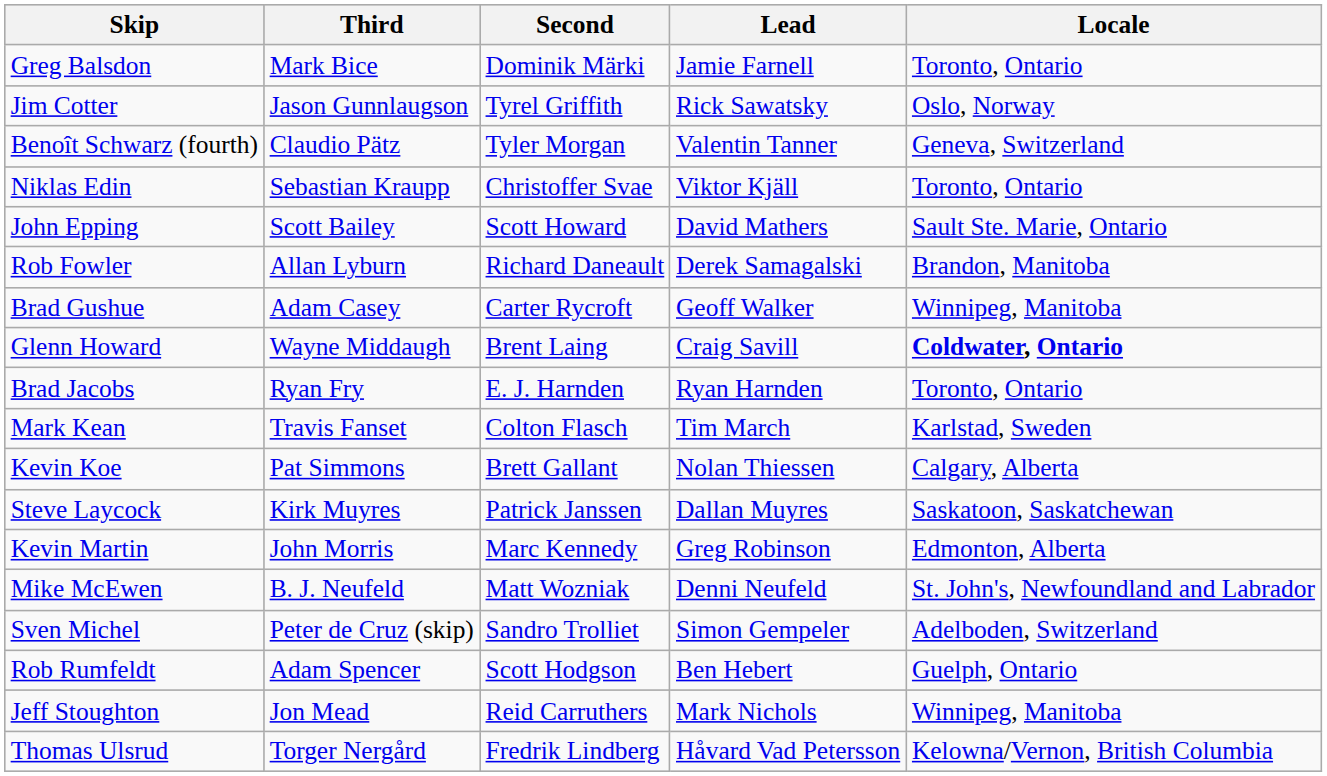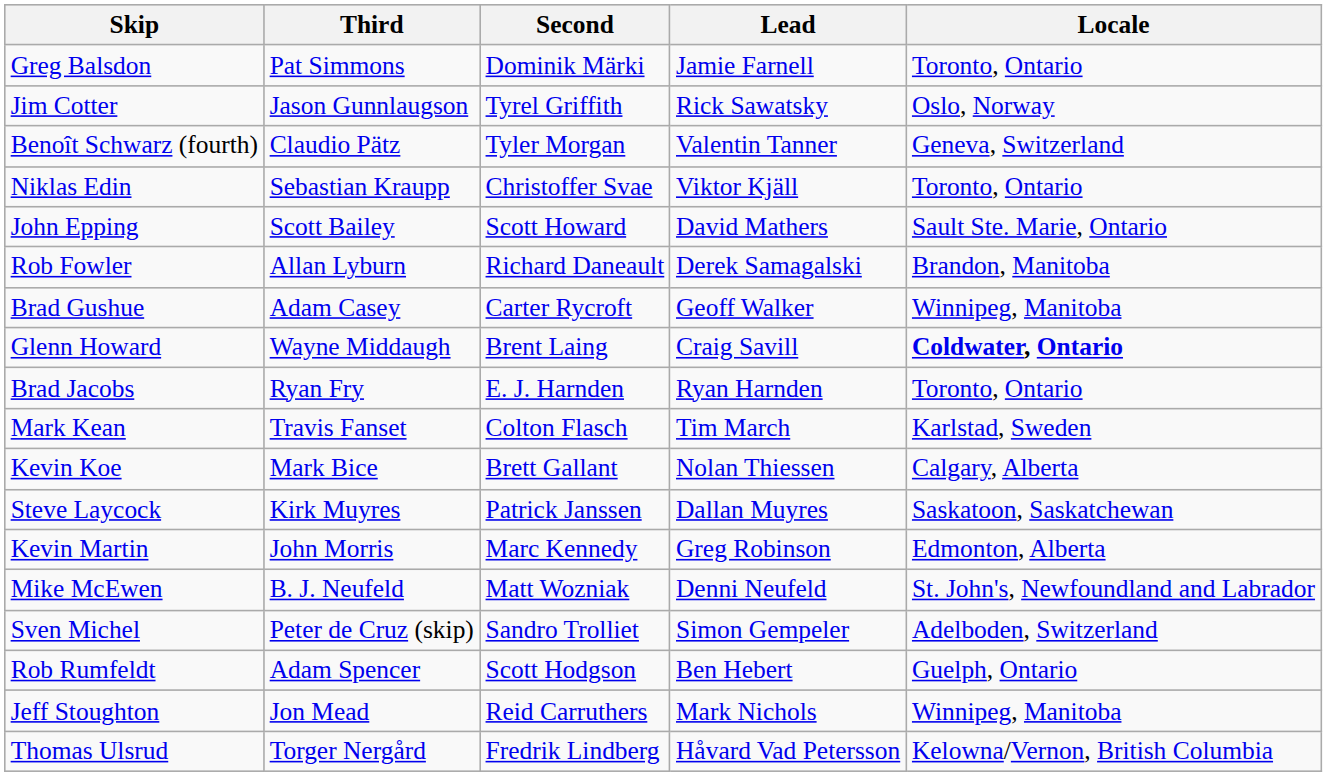(324, 65) Mark Bice -> (337, 65) Pat Simmons
(337, 468) Pat Simmons -> (324, 468) Mark Bice
